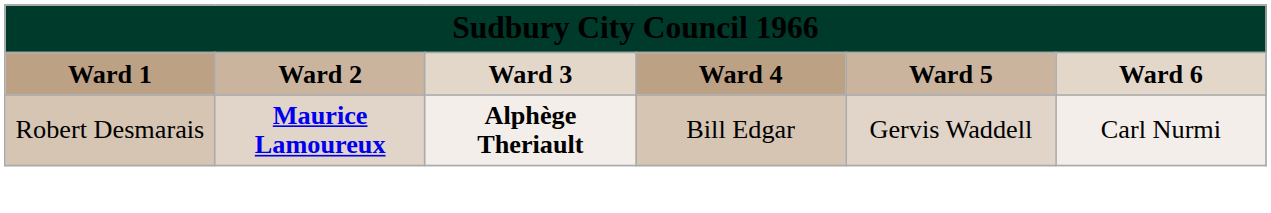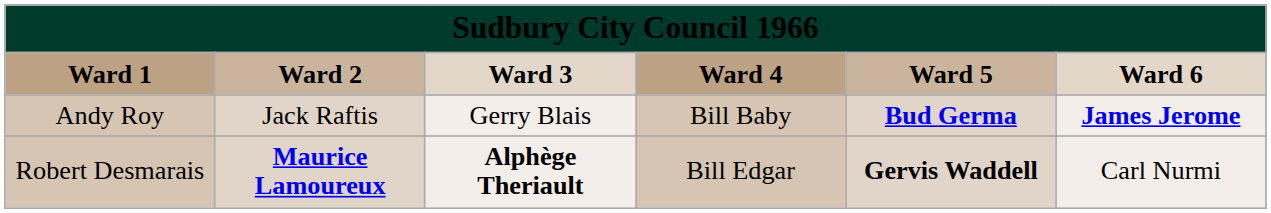+ row: (110, 115)
(951, 129) normal -> (951, 171) bold
